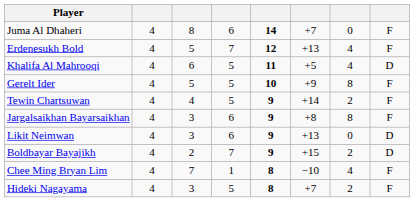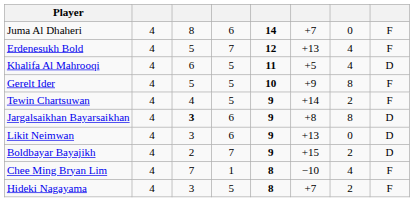(192, 118) normal -> (192, 118) bold
(389, 118) F -> (389, 118) D
